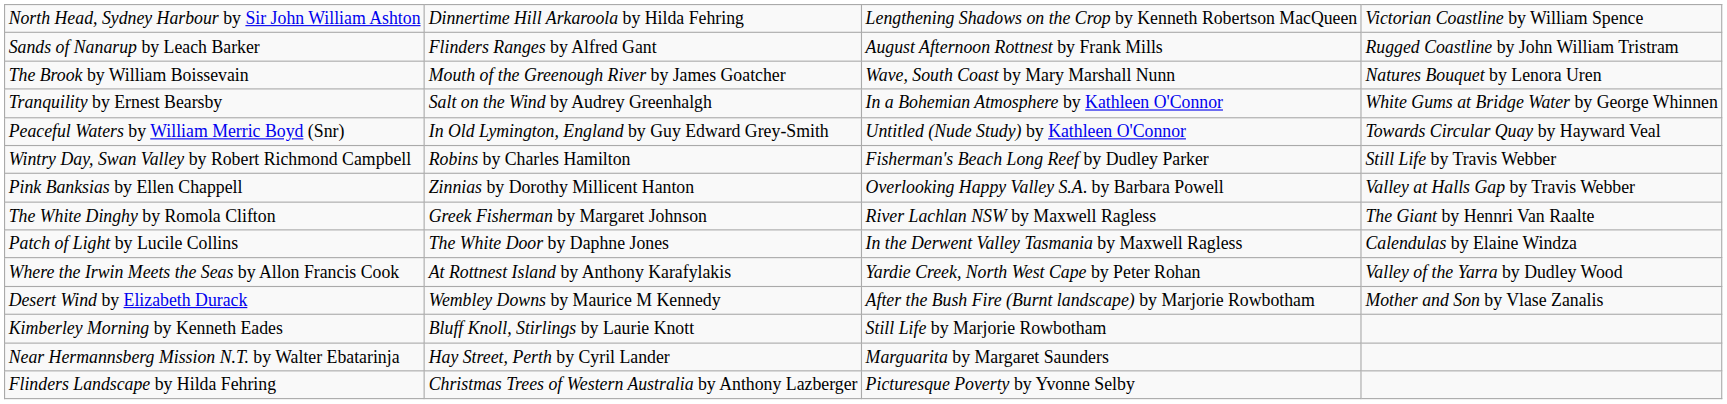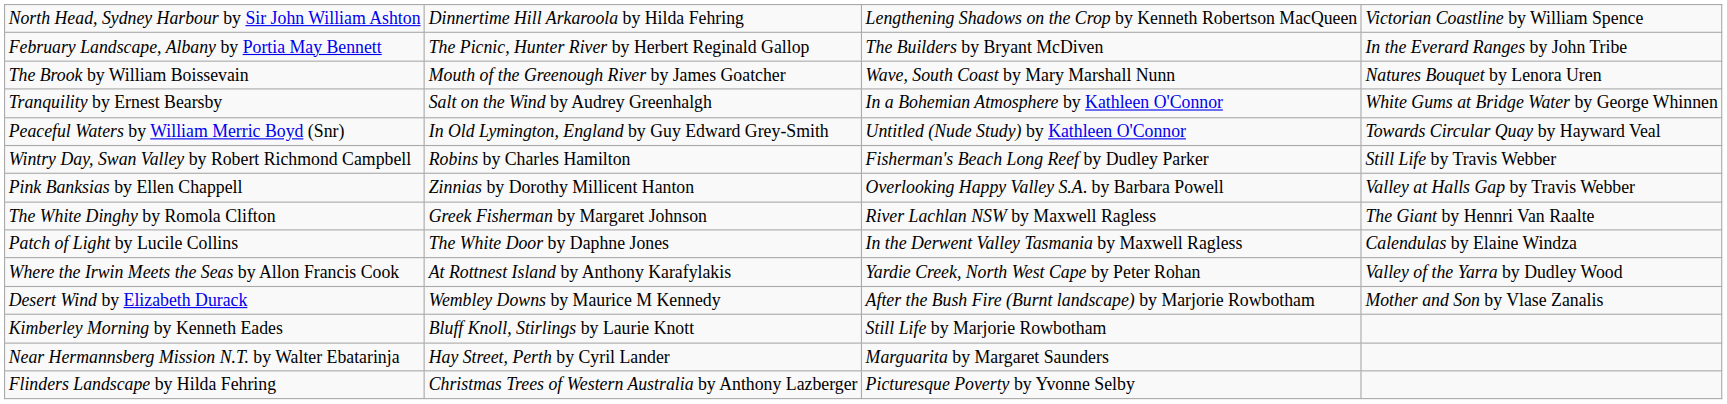+ row: (195, 46)
- row: (134, 46)
